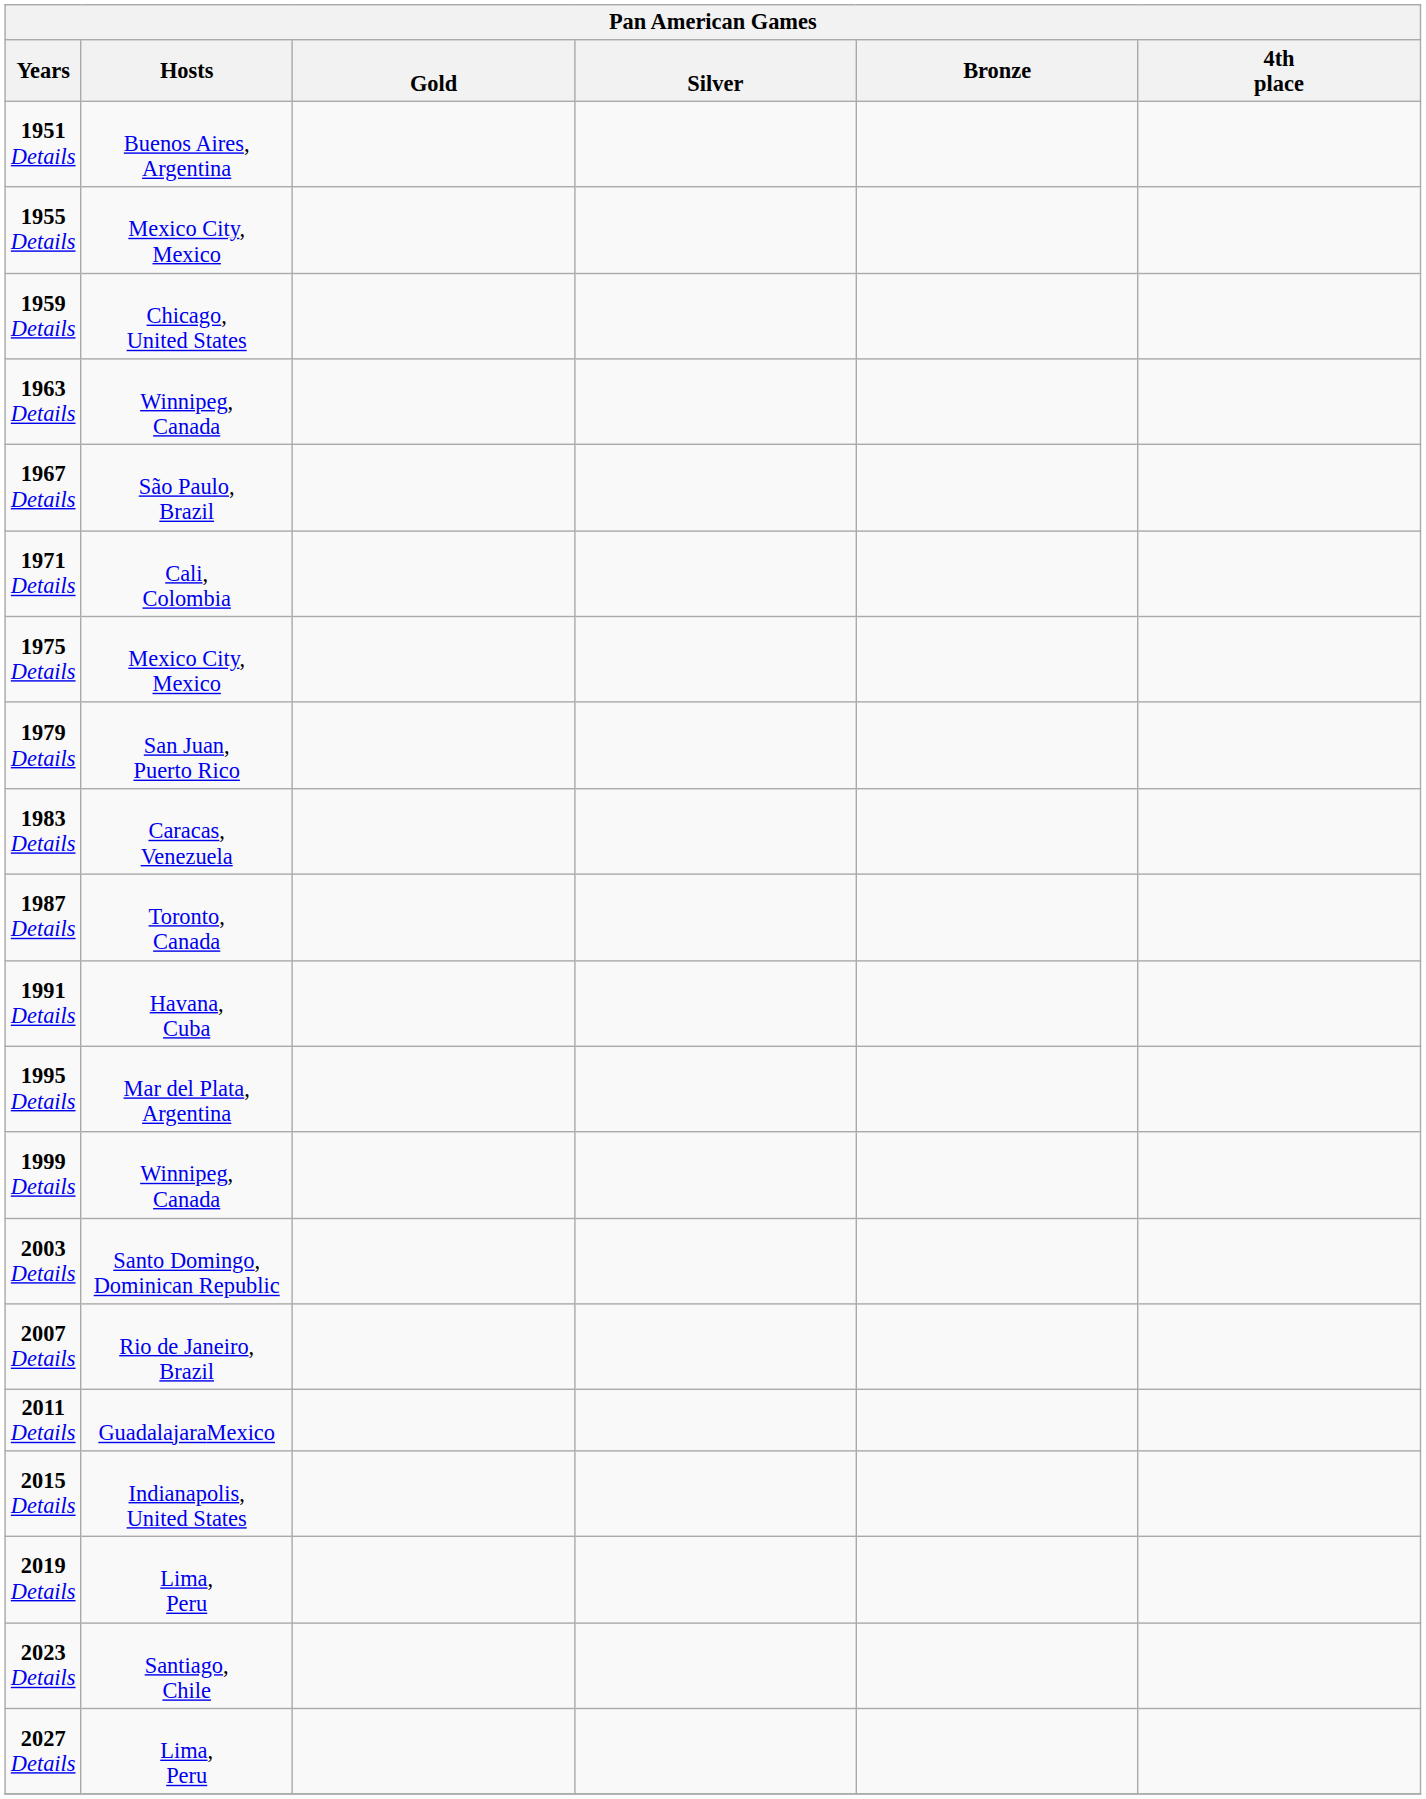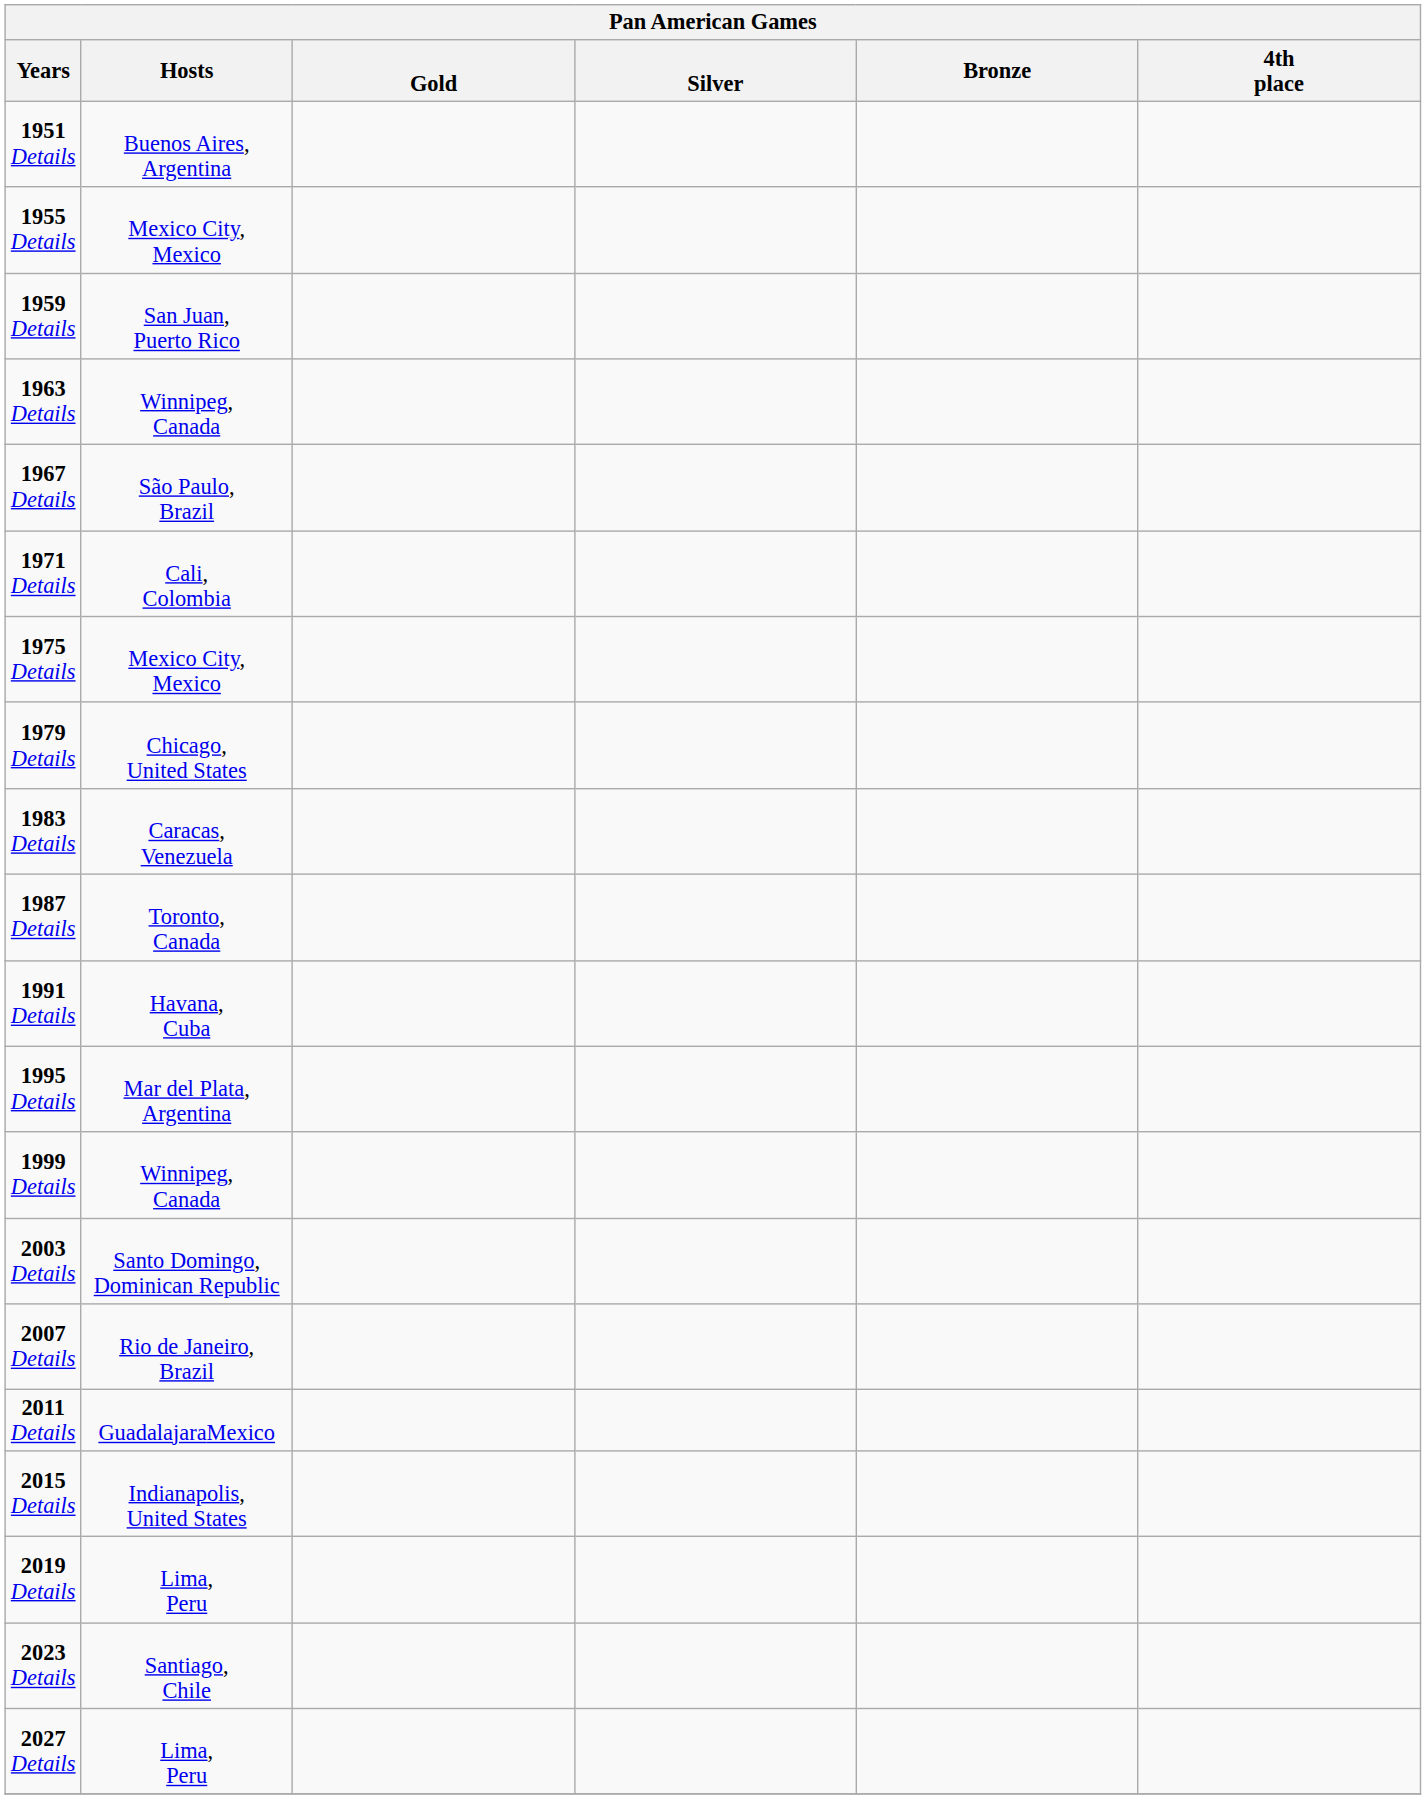(187, 328) Chicago, United States -> (187, 328) San Juan, Puerto Rico
(187, 757) San Juan, Puerto Rico -> (187, 757) Chicago, United States
